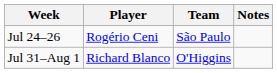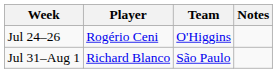(203, 36) São Paulo -> (204, 36) O'Higgins
(204, 57) O'Higgins -> (203, 57) São Paulo
